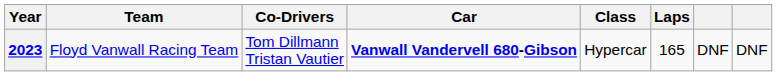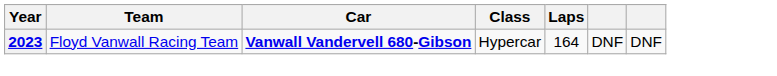- column: (295, 17)
(672, 50) 165 -> (566, 41) 164
